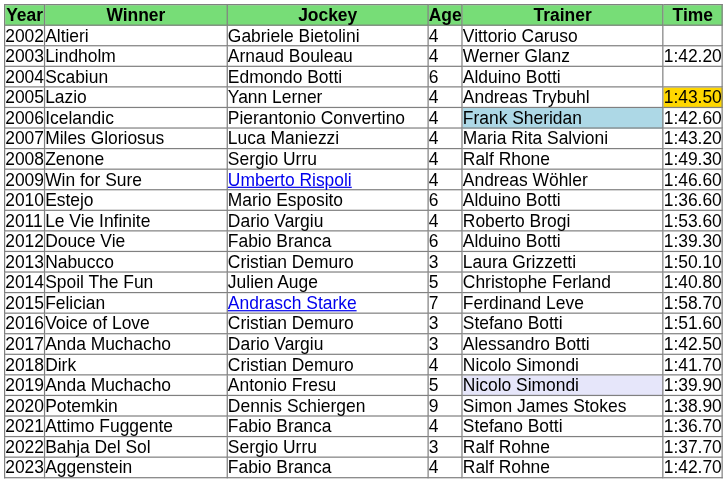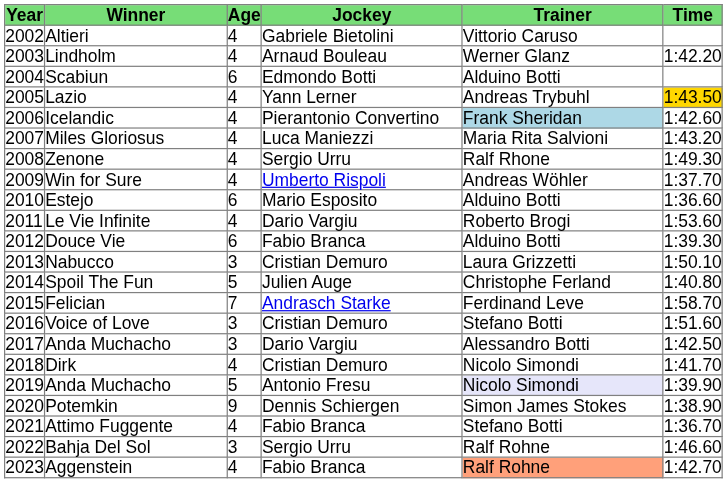columns swapped: (445, 15) <-> (328, 15)
(693, 179) 1:46.60 -> (693, 179) 1:37.70
(693, 447) 1:37.70 -> (693, 447) 1:46.60
(506, 467) no background -> (506, 467) lightsalmon background
